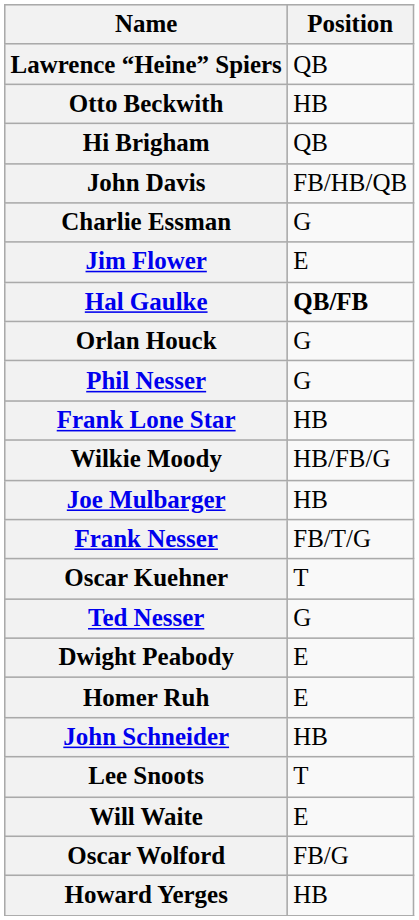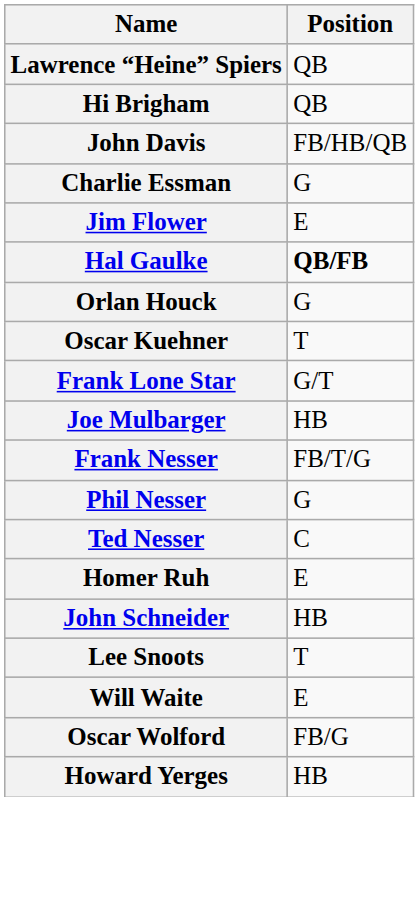- row: (146, 103)
rows swapped: (146, 578) <-> (146, 380)
(311, 420) HB -> (313, 380) G/T
- row: (146, 459)
(302, 618) G -> (302, 538) C
- row: (146, 657)
